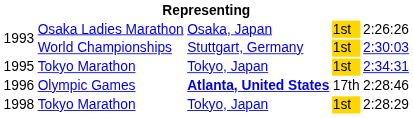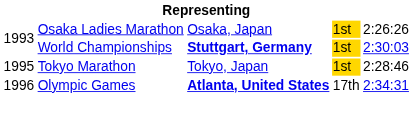(245, 48) normal -> (249, 48) bold
(386, 67) 2:34:31 -> (386, 67) 2:28:46
(386, 86) 2:28:46 -> (386, 86) 2:34:31
- row: (19, 104)
